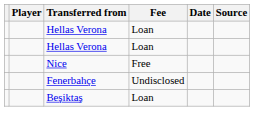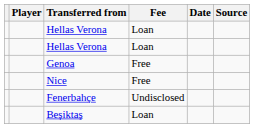+ row: (60, 64)
